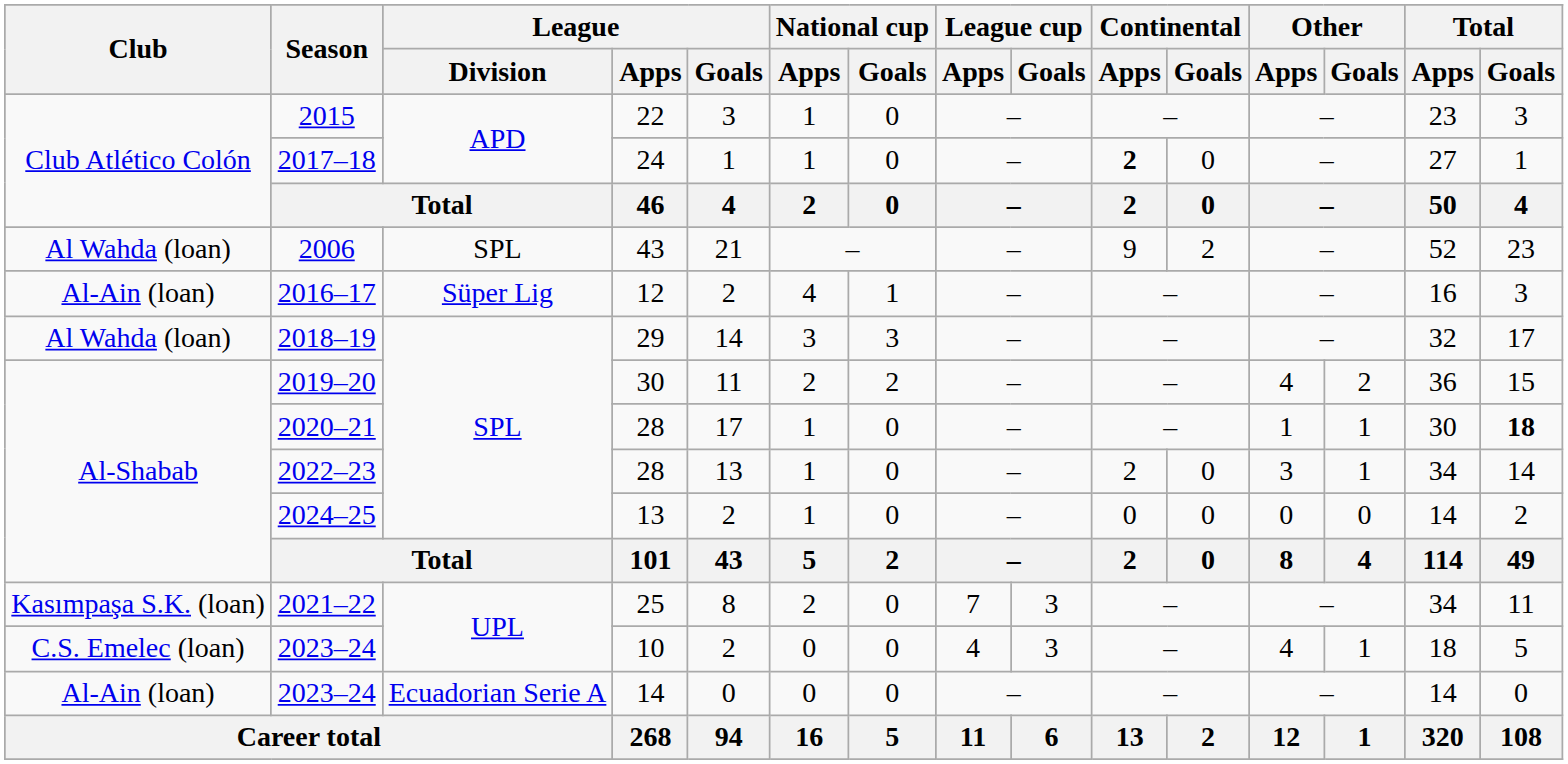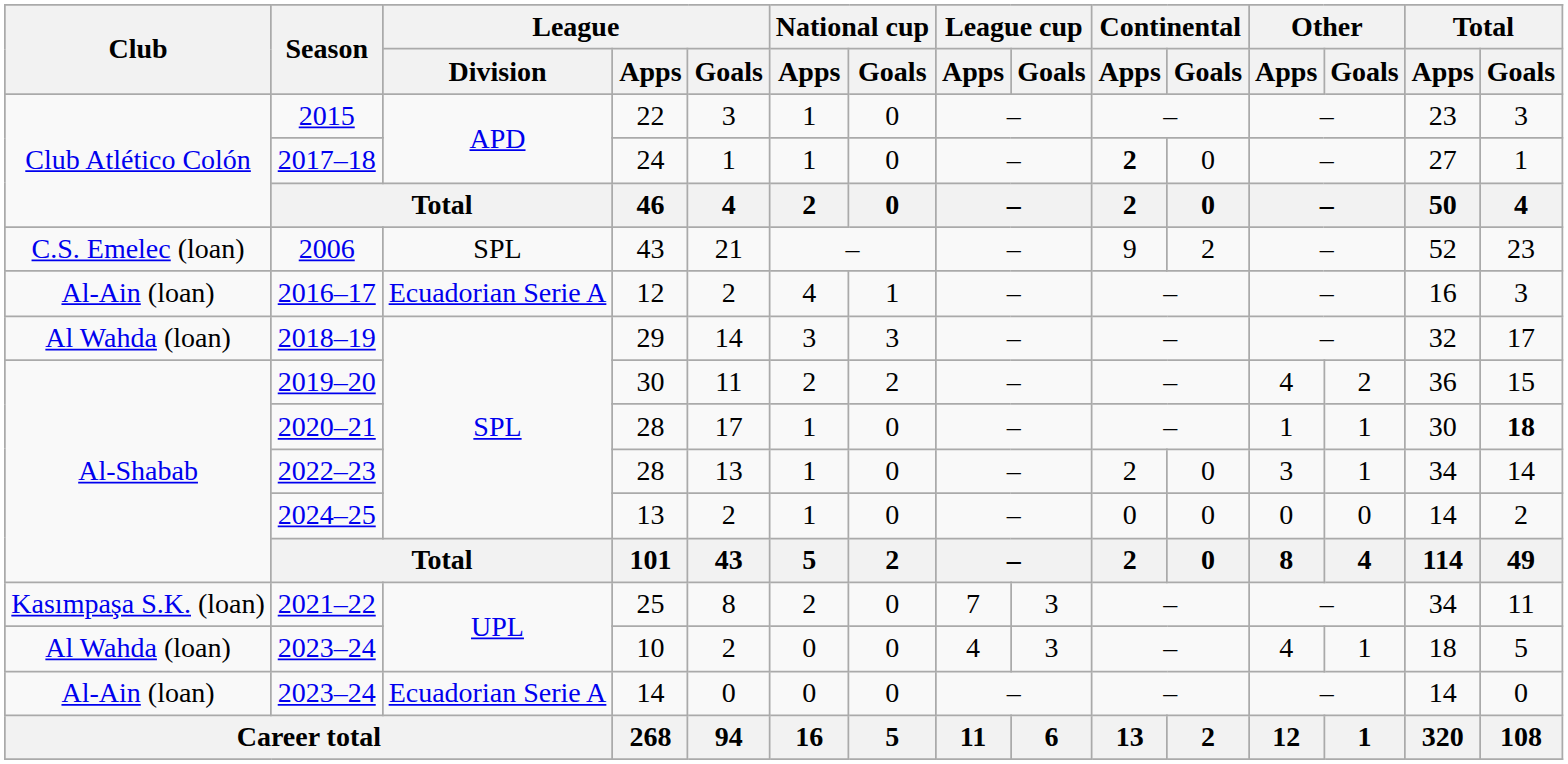(138, 248) Al Wahda (loan) -> (138, 248) C.S. Emelec (loan)
(497, 293) Süper Lig -> (498, 293) Ecuadorian Serie A
(138, 648) C.S. Emelec (loan) -> (138, 648) Al Wahda (loan)
